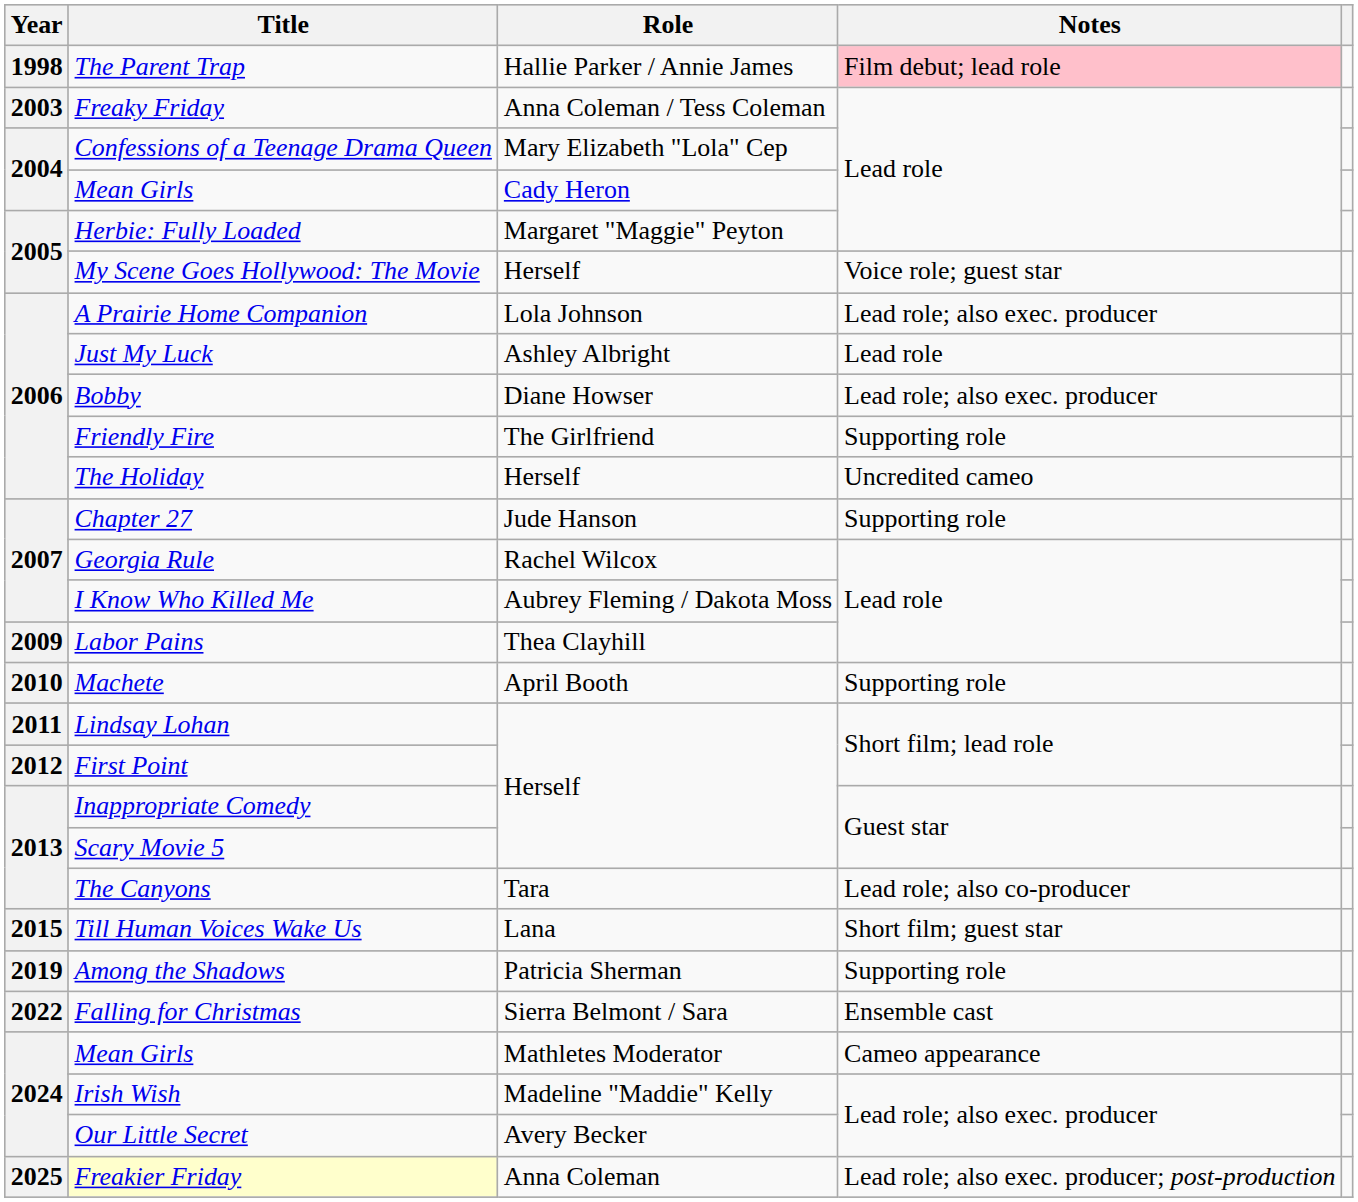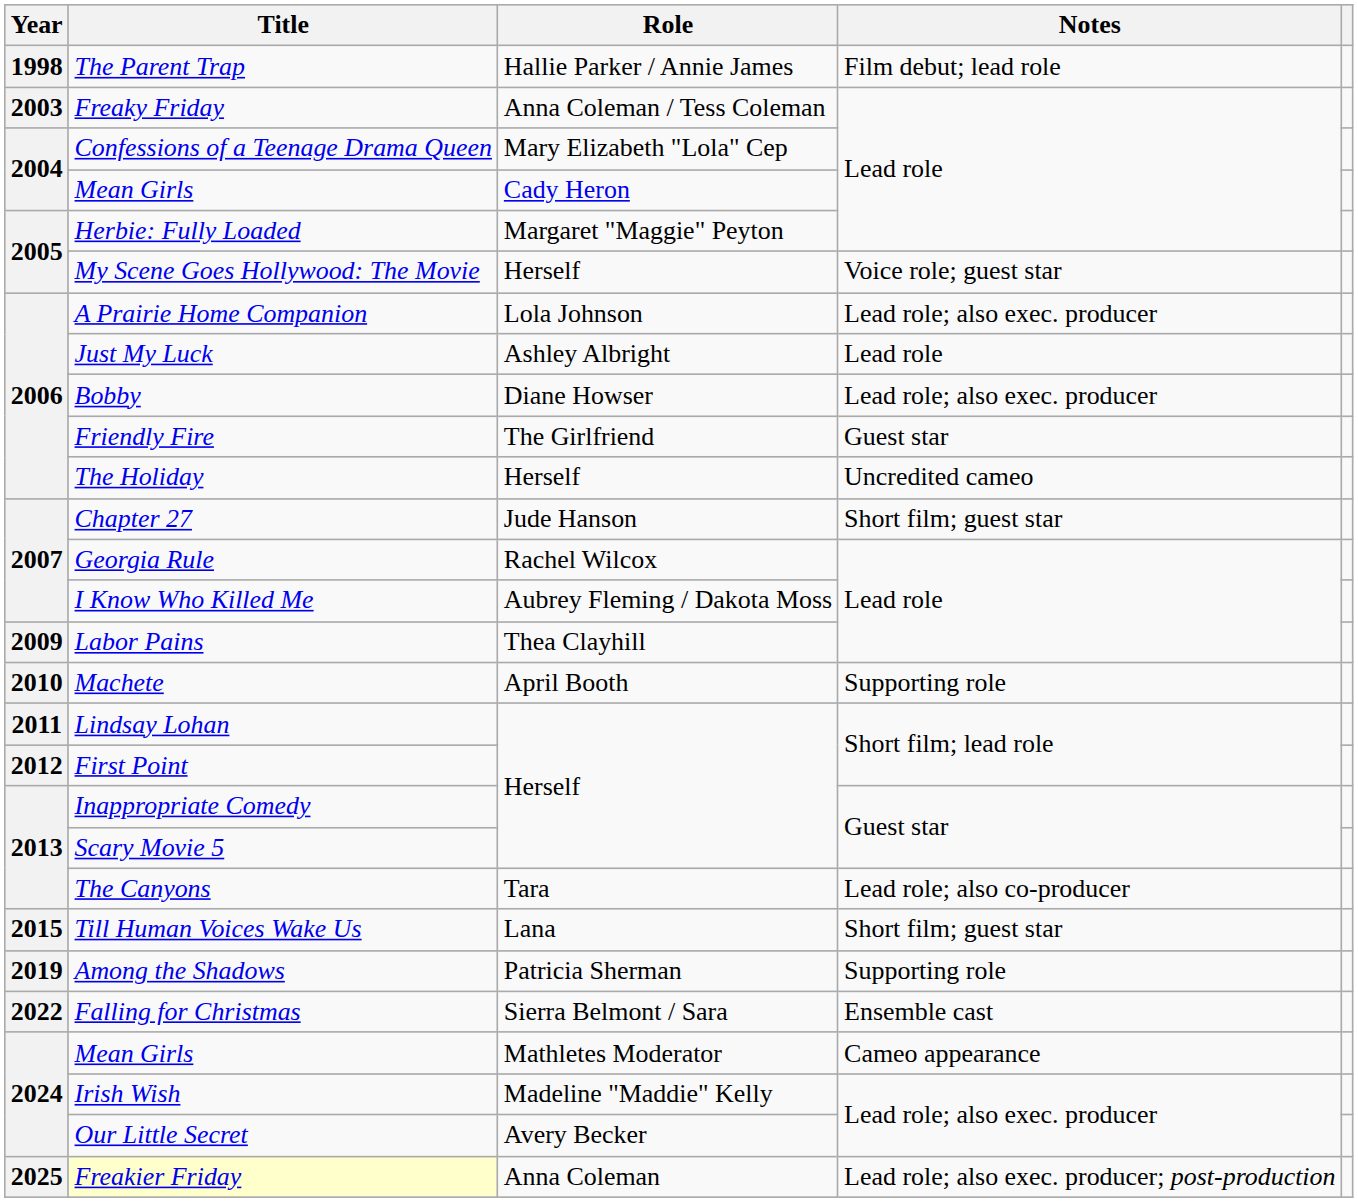(952, 66) pink background -> (952, 66) no background
(925, 436) Supporting role -> (896, 436) Guest star
(925, 518) Supporting role -> (953, 518) Short film; guest star
